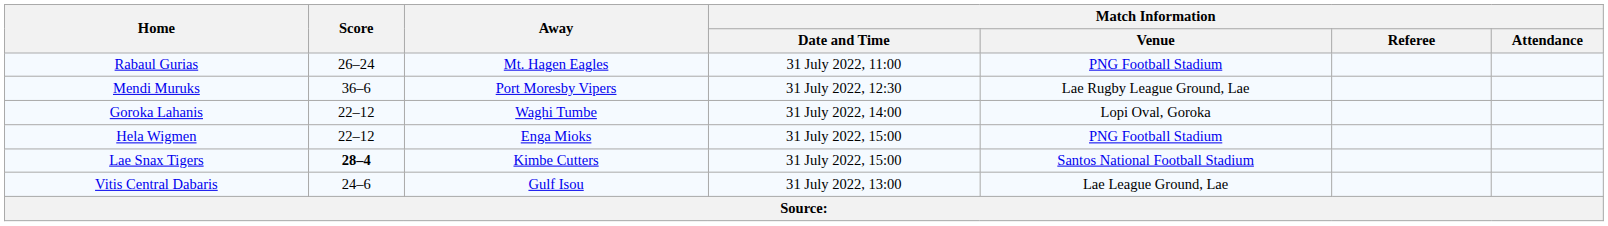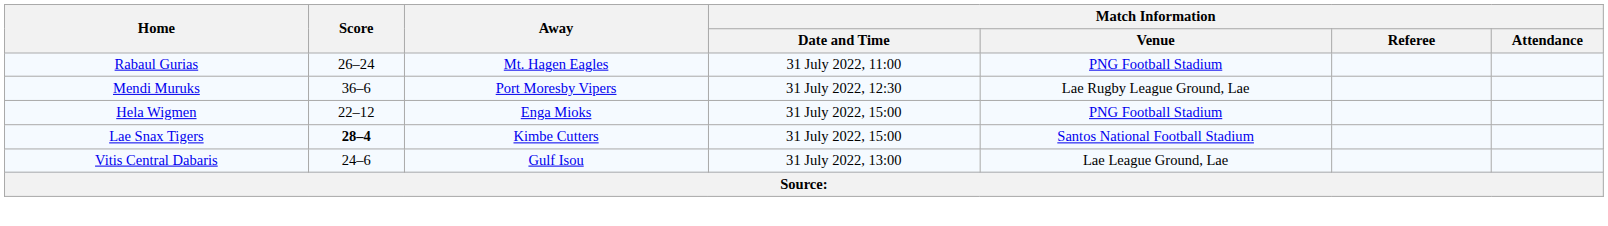- row: (156, 112)
